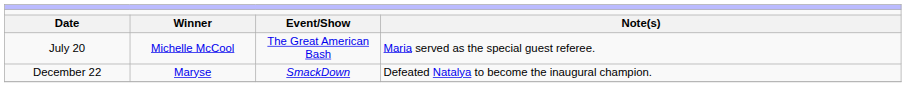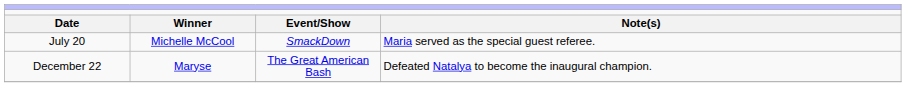(318, 48) The Great American Bash -> (318, 41) SmackDown
(318, 72) SmackDown -> (318, 66) The Great American Bash
